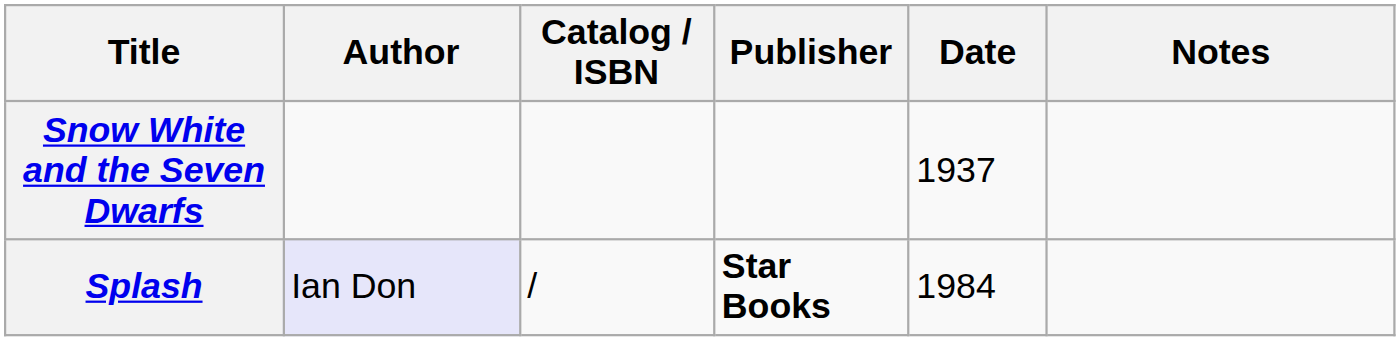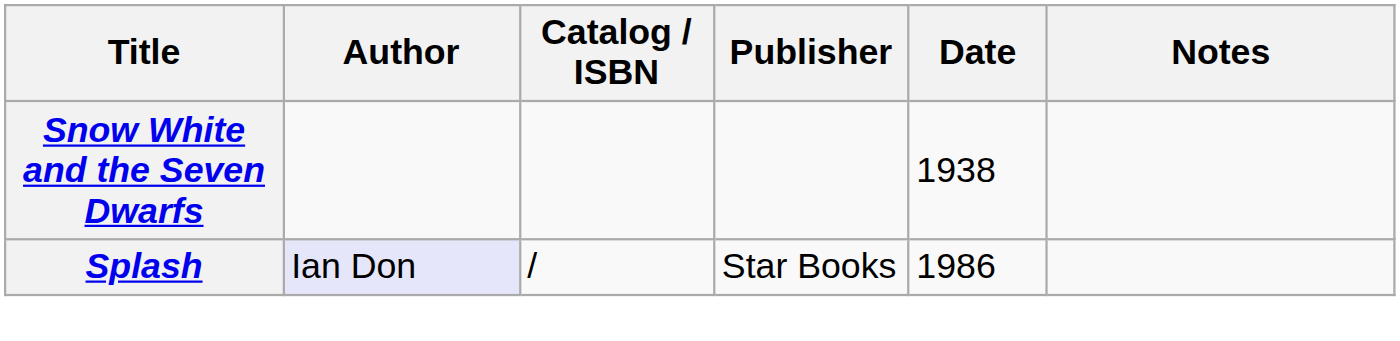(956, 169) 1937 -> (956, 169) 1938
(776, 286) bold -> (809, 266) normal
(956, 286) 1984 -> (956, 266) 1986
